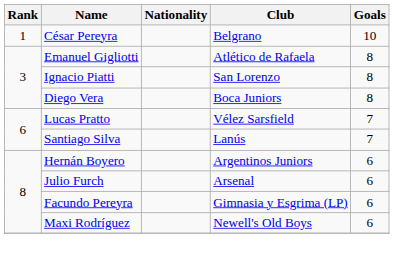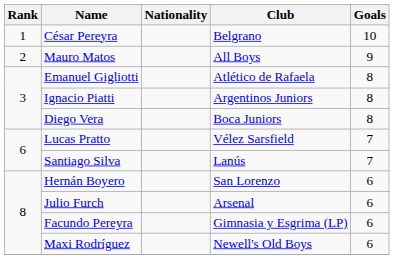+ row: (80, 56)
(247, 77) San Lorenzo -> (263, 98) Argentinos Juniors
(263, 160) Argentinos Juniors -> (247, 181) San Lorenzo
